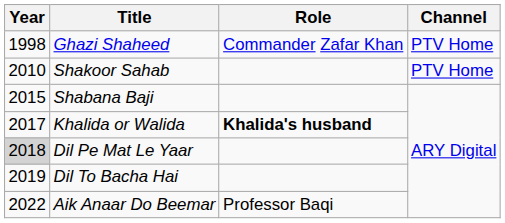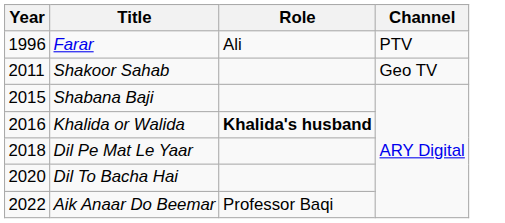+ row: (74, 44)
- row: (111, 44)
(27, 71) 2010 -> (26, 71) 2011
(452, 71) PTV Home -> (408, 71) Geo TV
(27, 124) 2017 -> (27, 124) 2016
(27, 151) lightgrey background -> (27, 151) no background
(27, 177) 2019 -> (27, 177) 2020
